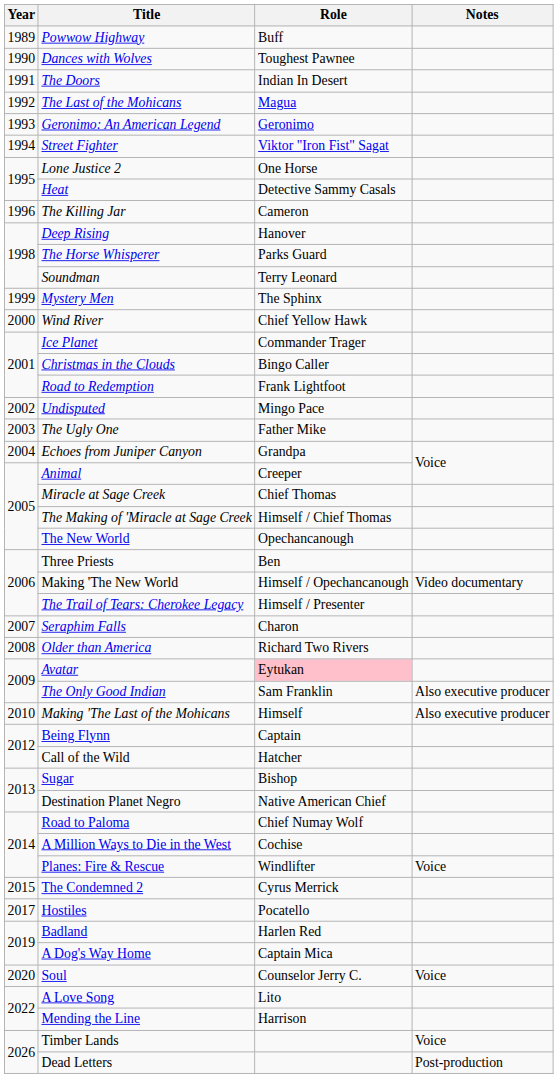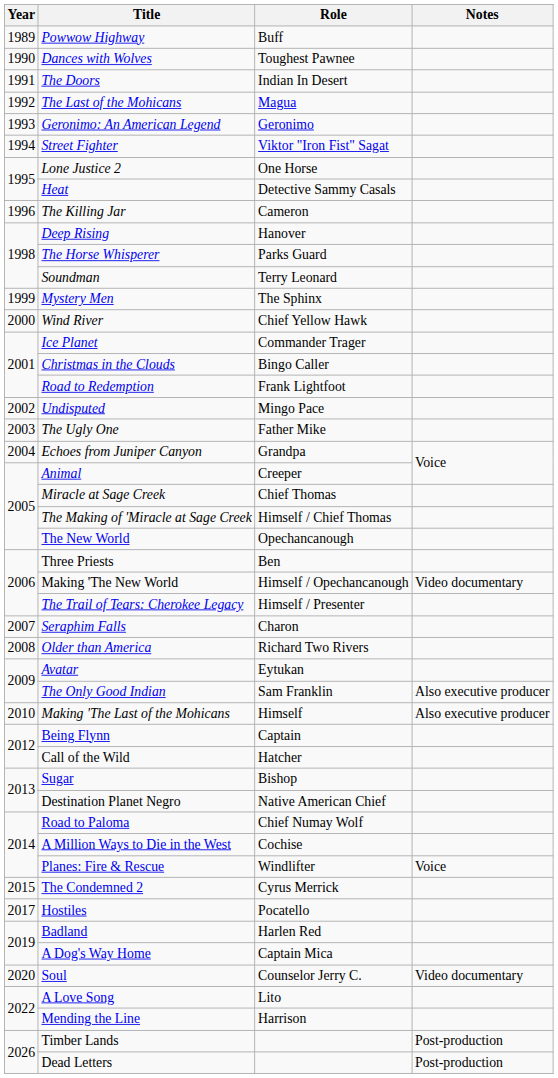(281, 670) pink background -> (281, 670) no background
(431, 975) Voice -> (469, 975) Video documentary
(431, 1041) Voice -> (459, 1041) Post-production
